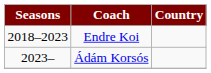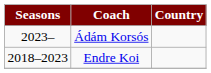rows swapped: (111, 36) <-> (111, 57)
